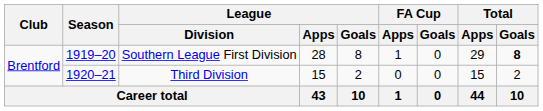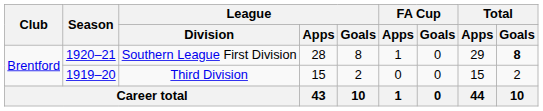(91, 55) 1919–20 -> (91, 55) 1920–21
(91, 75) 1920–21 -> (91, 75) 1919–20
